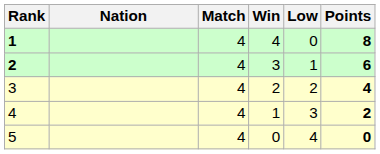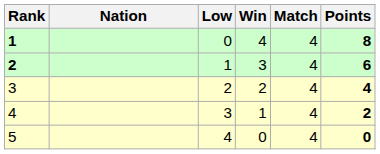columns swapped: (224, 16) <-> (303, 16)
